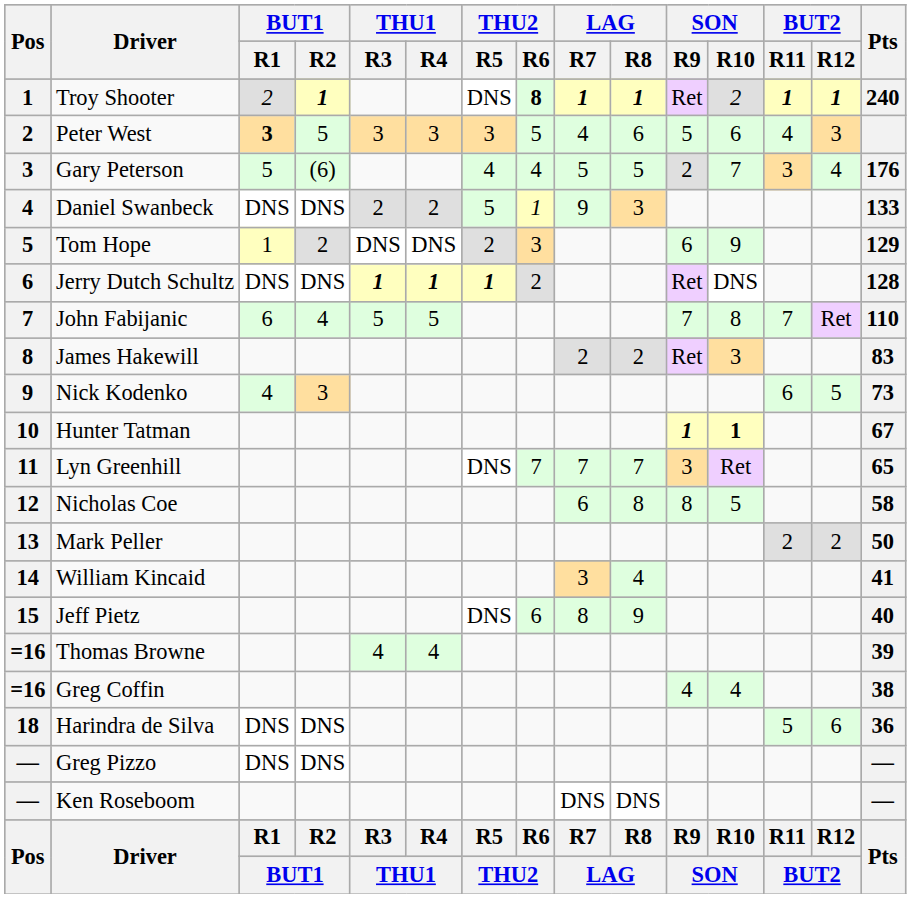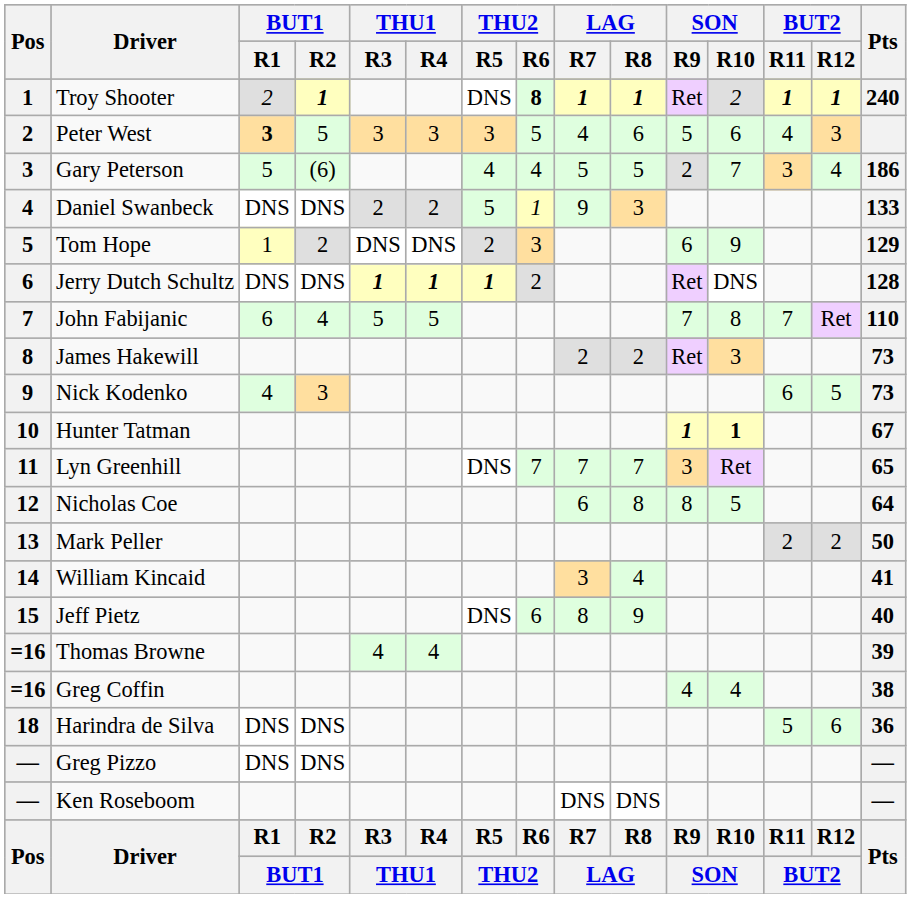(883, 170) 176 -> (883, 170) 186
(883, 355) 83 -> (883, 355) 73
(883, 503) 58 -> (883, 503) 64
